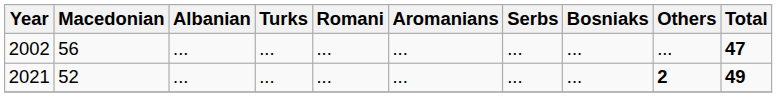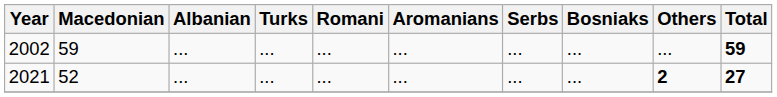(68, 48) 56 -> (68, 48) 59
(735, 48) 47 -> (735, 48) 59
(735, 77) 49 -> (735, 77) 27
